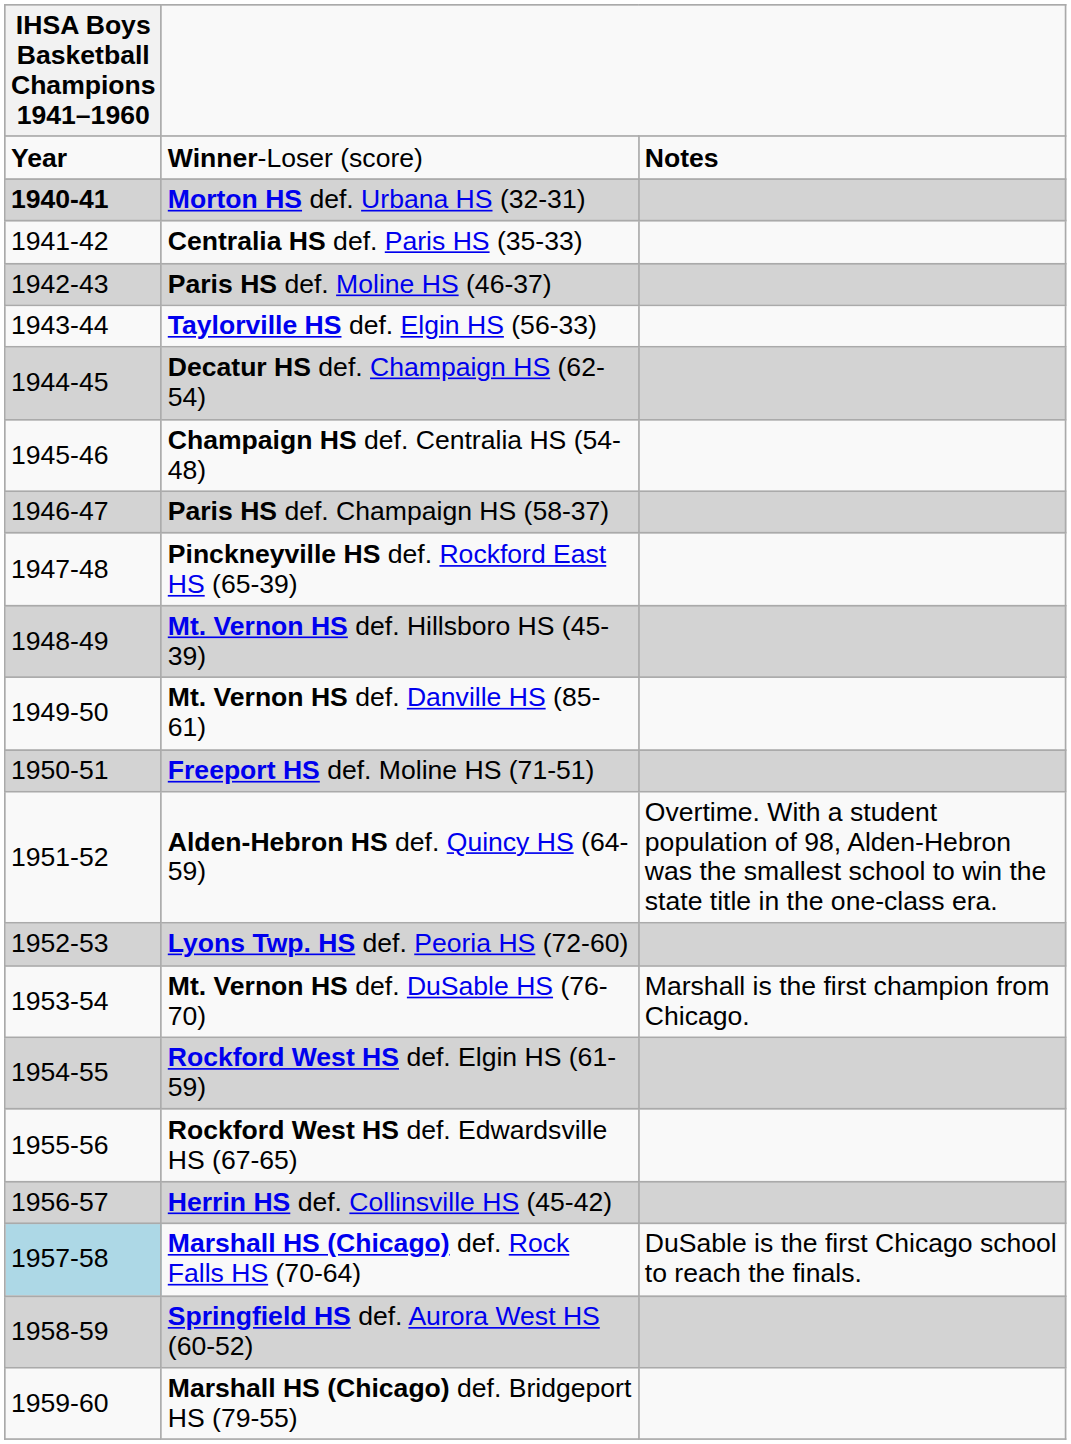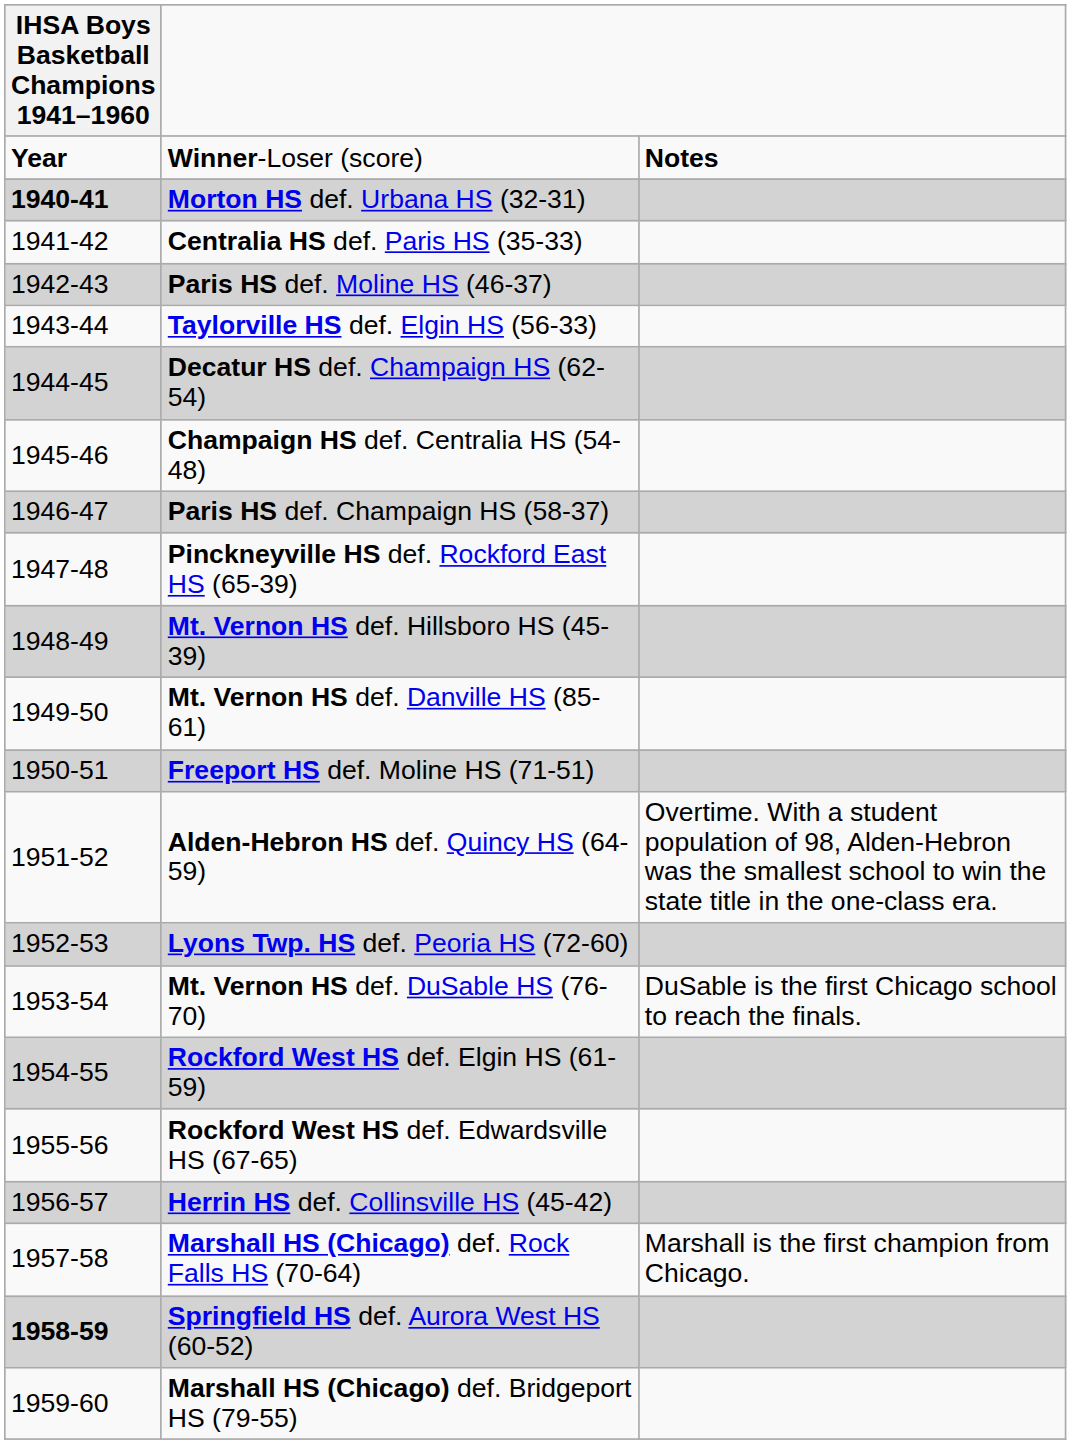(847, 1001) Marshall is the first champion from Chicago. -> (851, 1001) DuSable is the first Chicago school to reach the finals.
(60, 1259) lightblue background -> (60, 1259) no background
(851, 1259) DuSable is the first Chicago school to reach the finals. -> (847, 1259) Marshall is the first champion from Chicago.
(60, 1331) normal -> (60, 1331) bold
